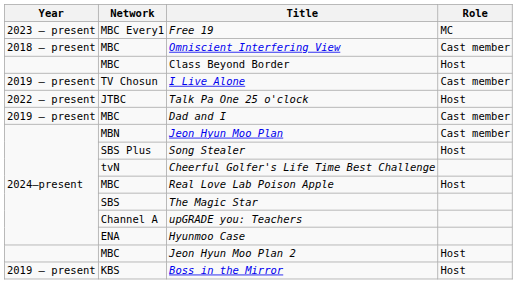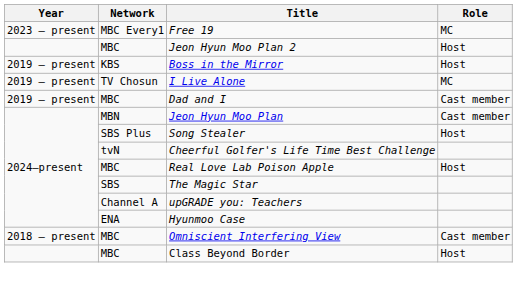rows swapped: (255, 47) <-> (233, 253)
rows swapped: (226, 270) <-> (229, 64)
(475, 82) Cast member -> (447, 82) MC
- row: (239, 99)
